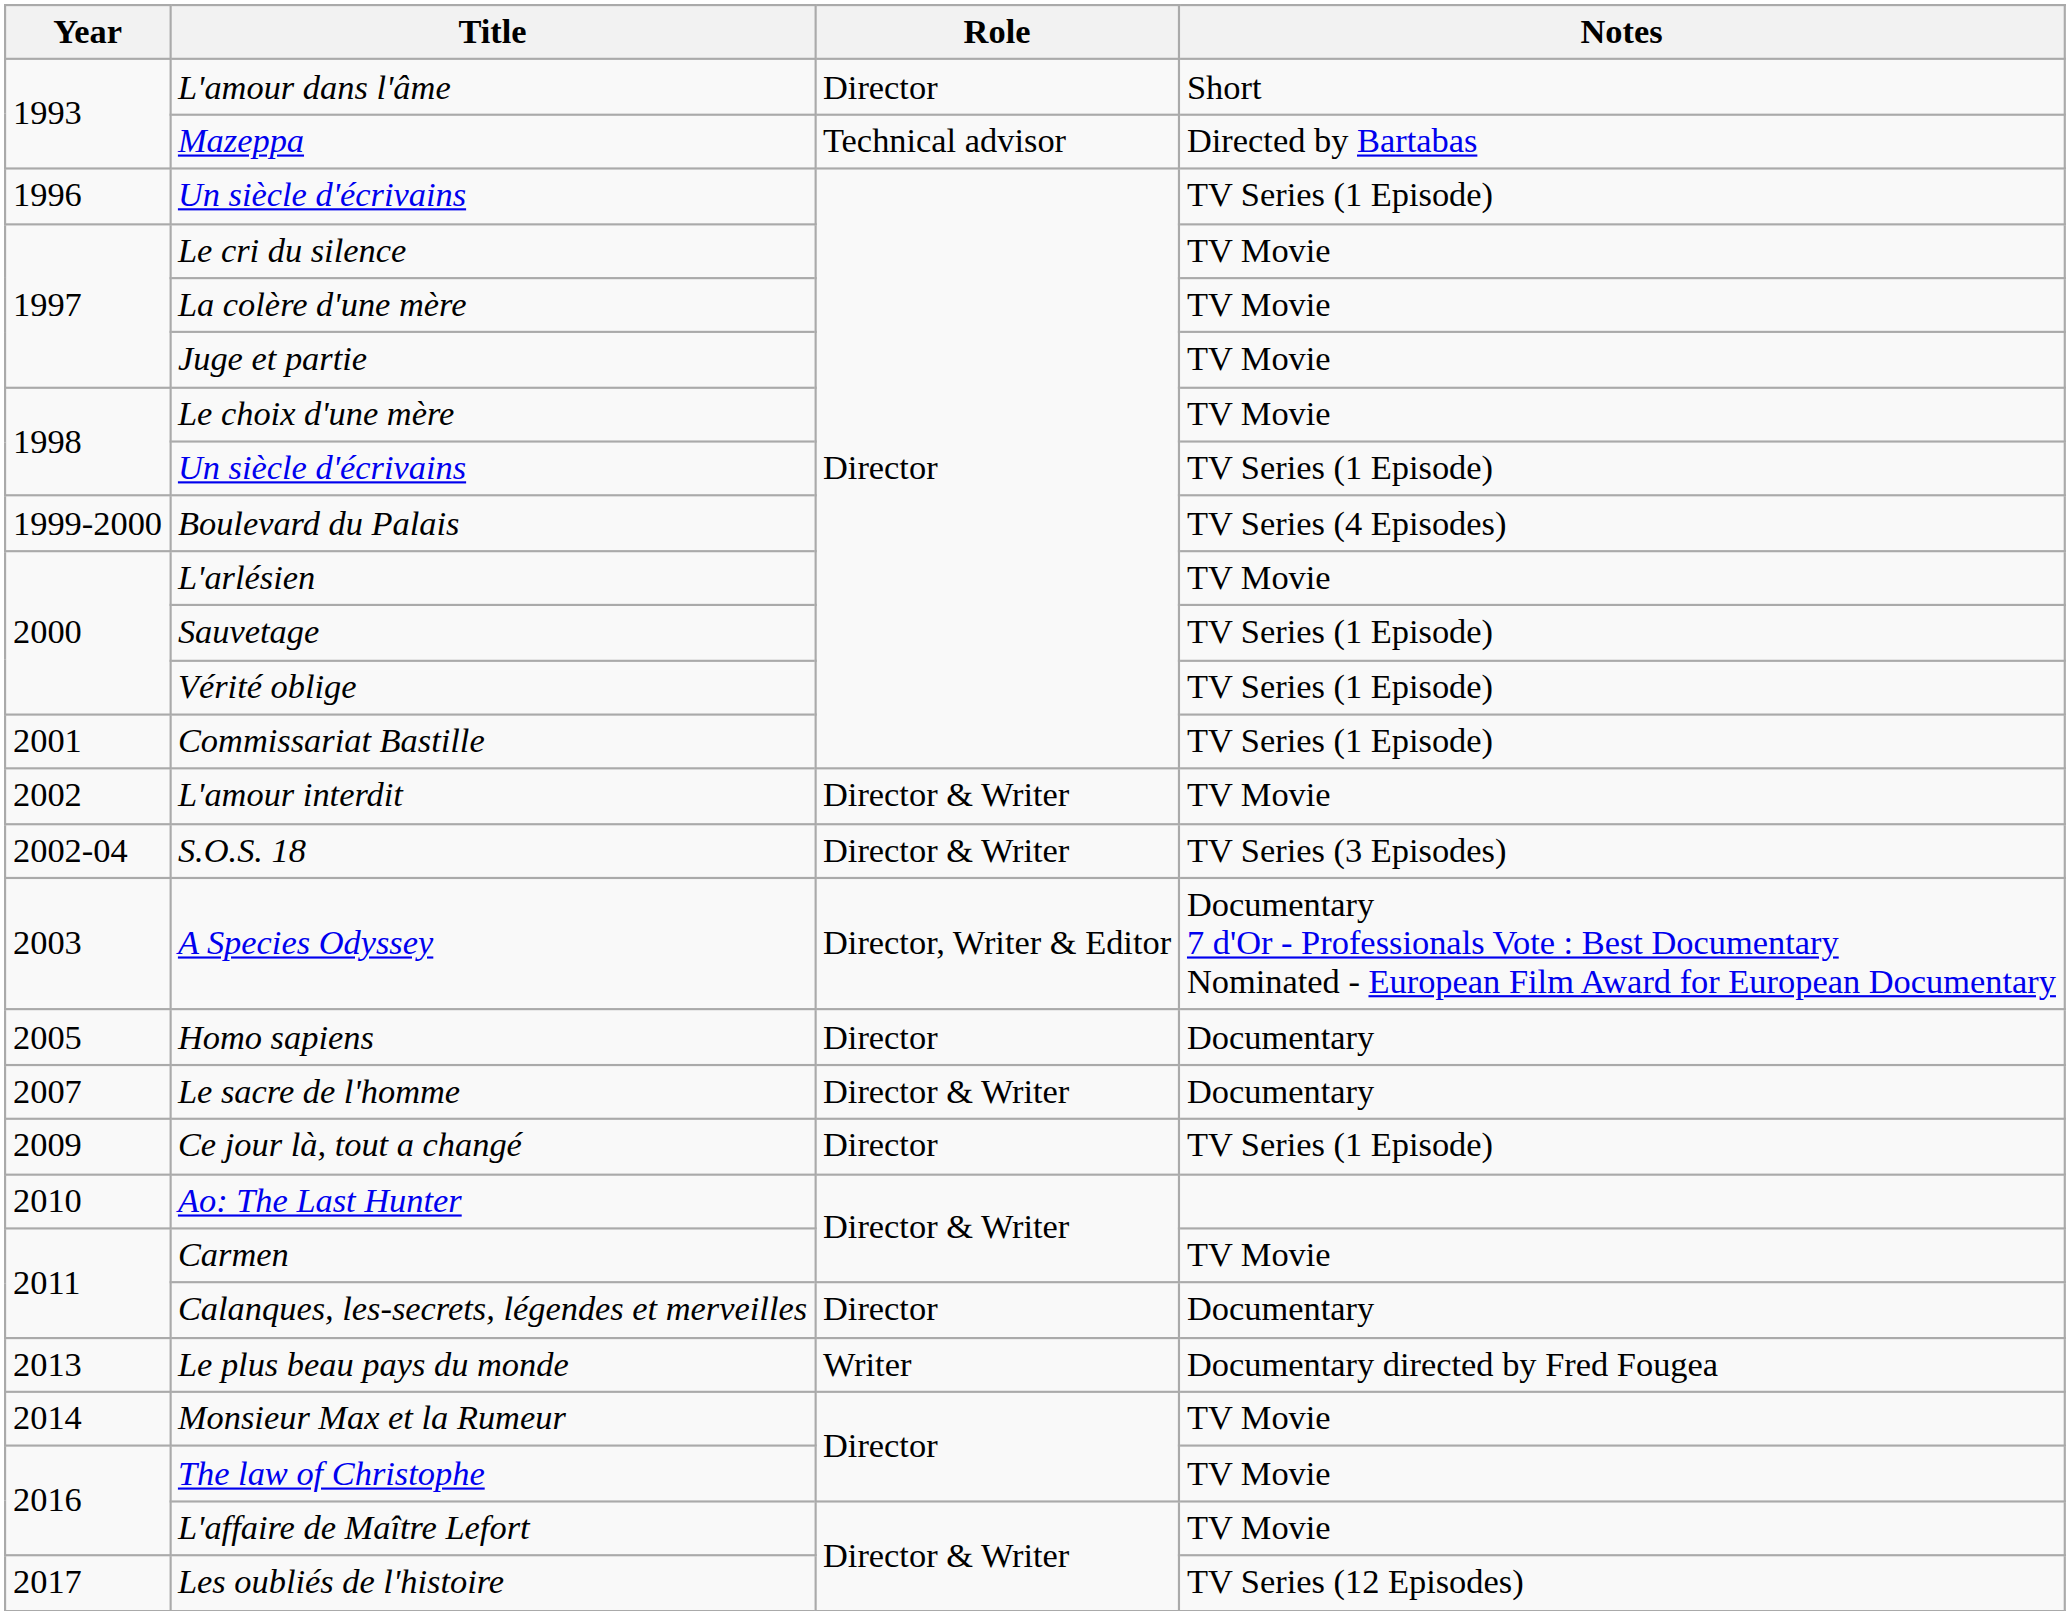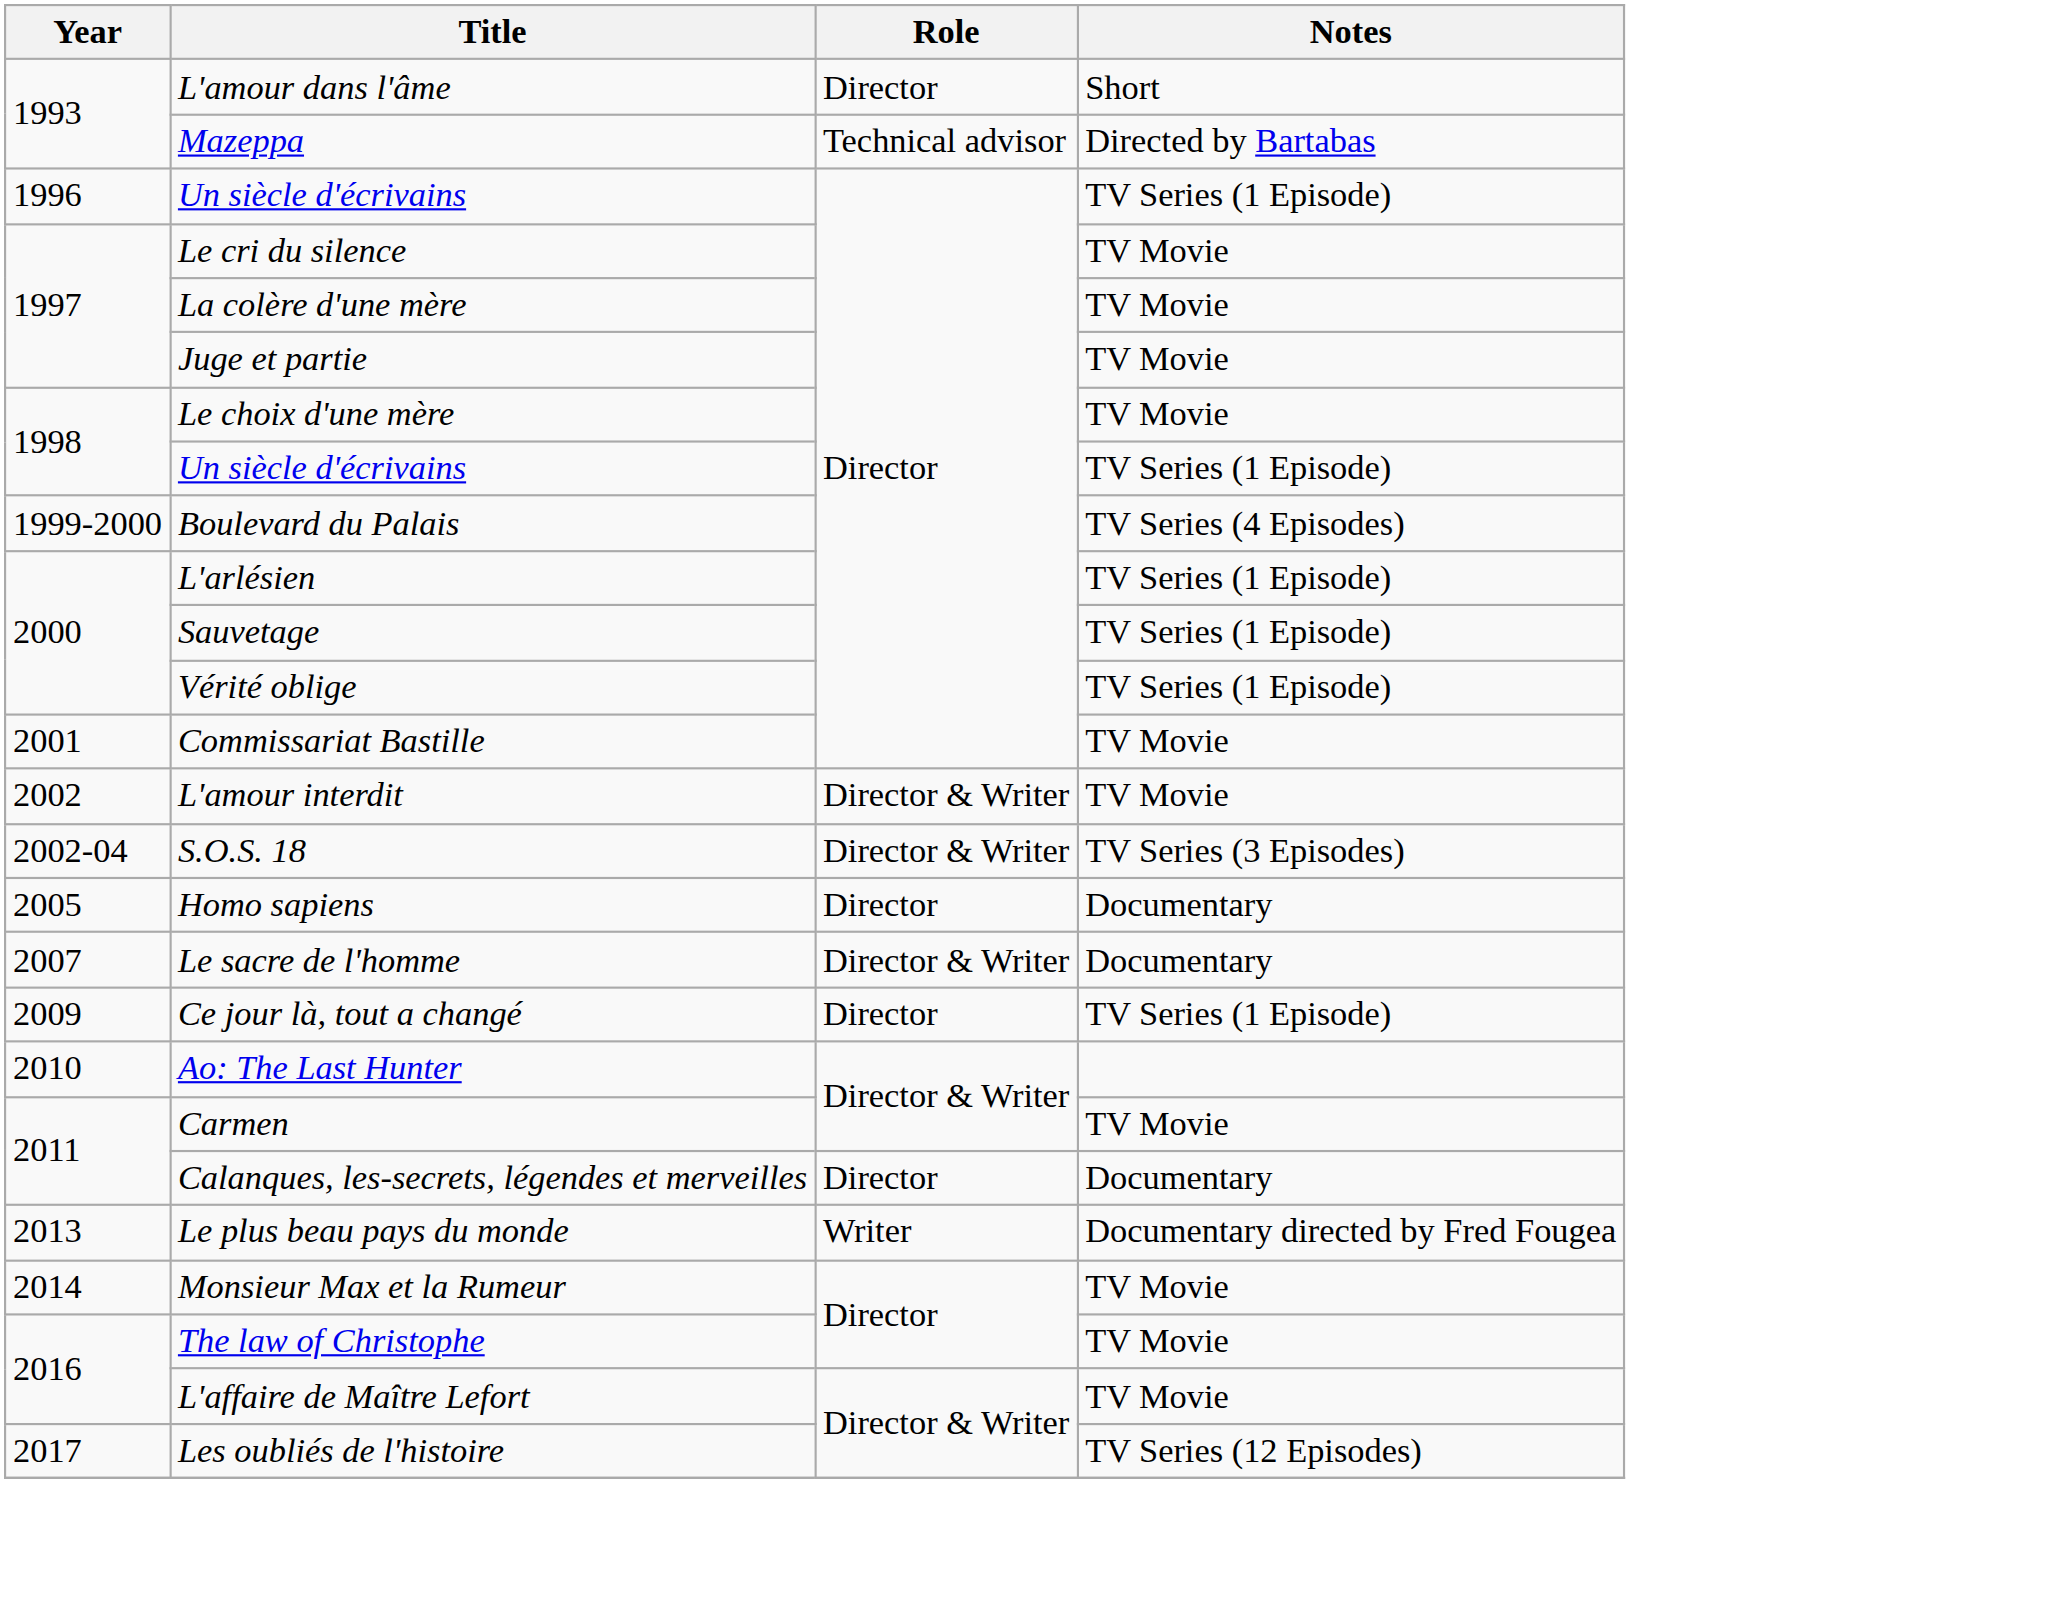(1259, 577) TV Movie -> (1238, 577) TV Series (1 Episode)
(1340, 741) TV Series (1 Episode) -> (1157, 741) TV Movie
- row: (47, 943)
